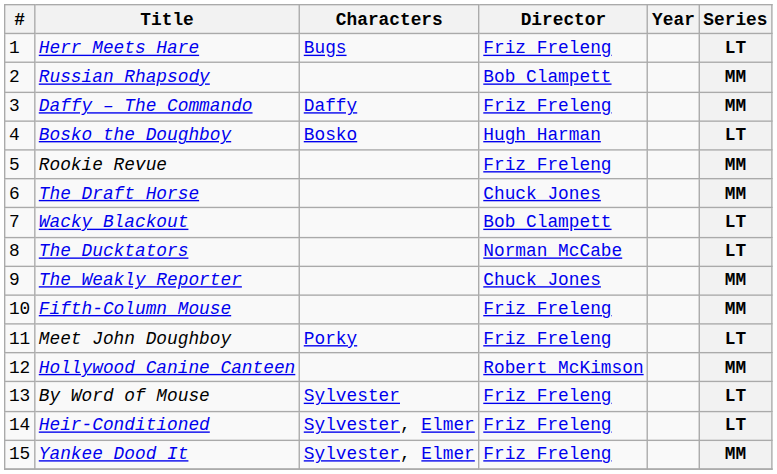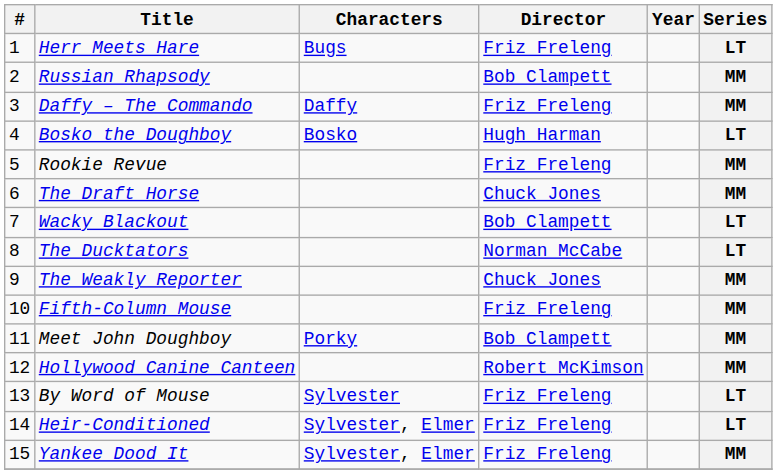(547, 338) Friz Freleng -> (547, 338) Bob Clampett
(735, 338) LT -> (735, 338) MM
